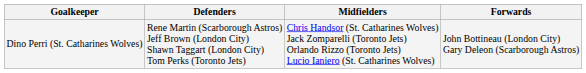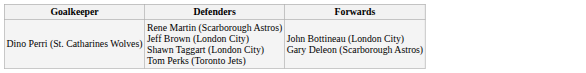- column: (363, 12)
